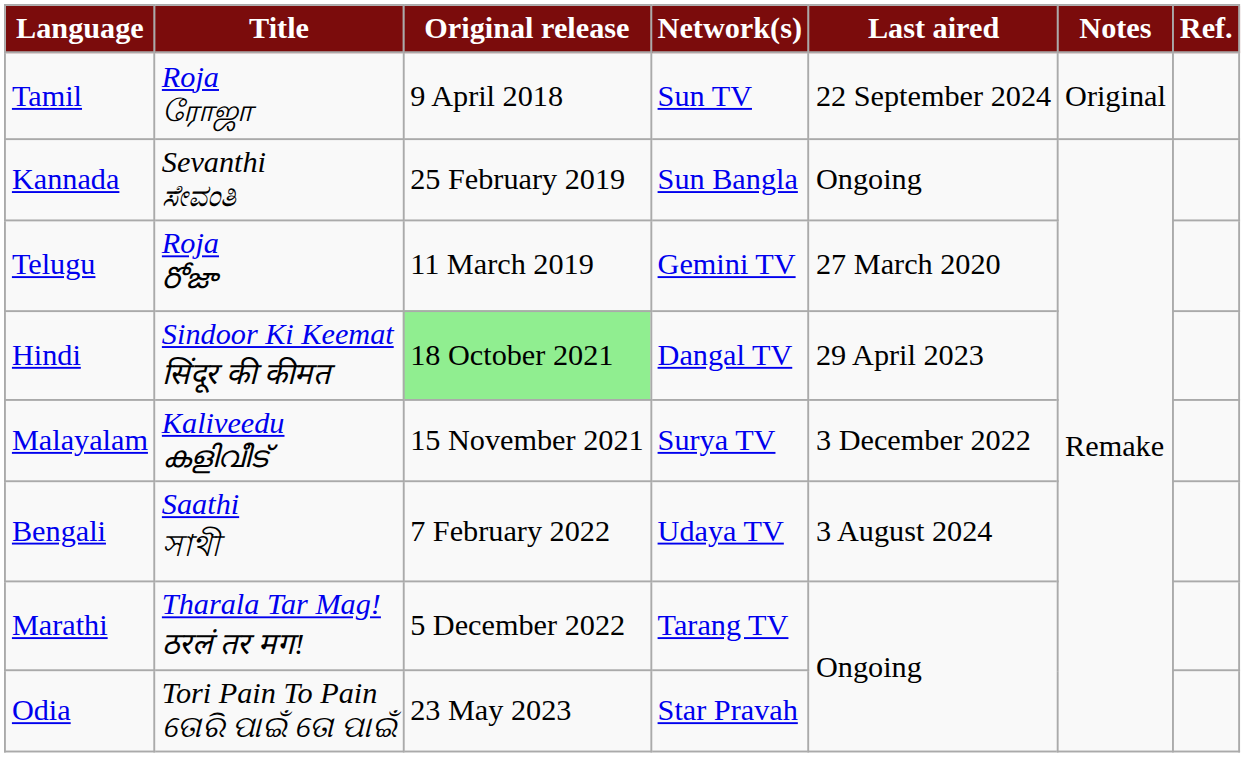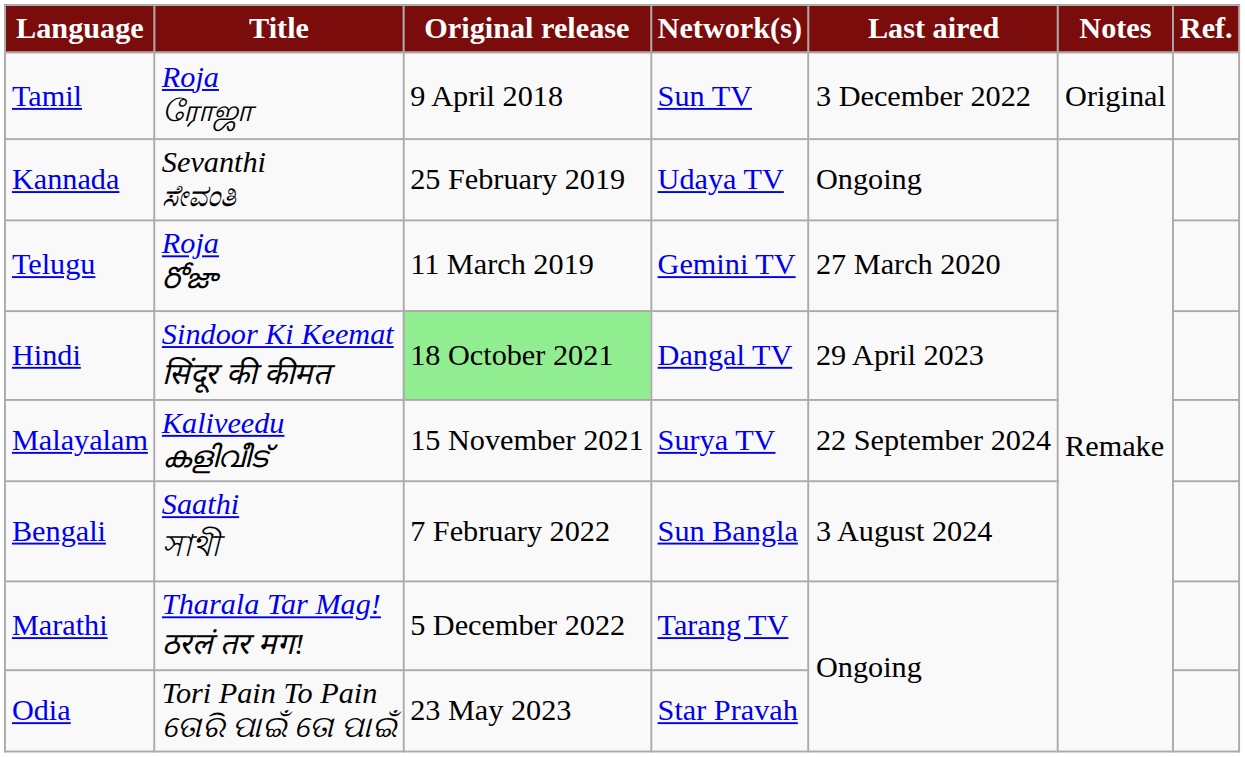(934, 95) 22 September 2024 -> (923, 95) 3 December 2022
(728, 179) Sun Bangla -> (721, 179) Udaya TV
(923, 440) 3 December 2022 -> (934, 440) 22 September 2024
(721, 530) Udaya TV -> (728, 530) Sun Bangla
